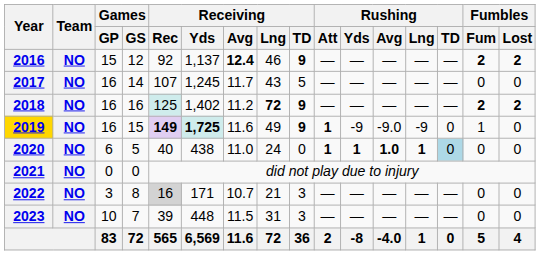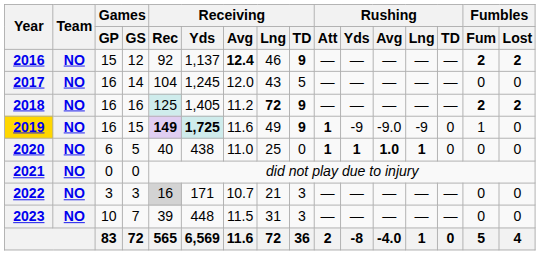(165, 82) 107 -> (165, 82) 104
(240, 82) 11.7 -> (240, 82) 12.0
(202, 104) 1,402 -> (202, 104) 1,405
(273, 149) 24 -> (273, 149) 25
(450, 149) lightblue background -> (450, 149) no background
(136, 194) 8 -> (136, 194) 3
